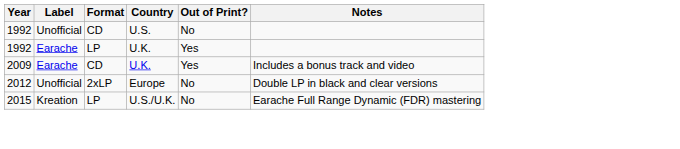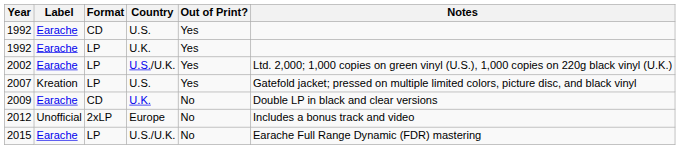(59, 30) Unofficial -> (57, 30) Earache
(188, 30) No -> (189, 30) Yes
+ row: (19, 65)
+ row: (19, 83)
(189, 65) Yes -> (188, 100) No
(334, 65) Includes a bonus track and video -> (345, 100) Double LP in black and clear versions
(345, 83) Double LP in black and clear versions -> (334, 118) Includes a bonus track and video
(57, 100) Kreation -> (57, 135) Earache
